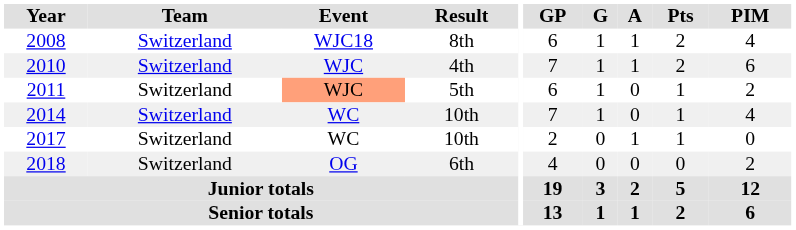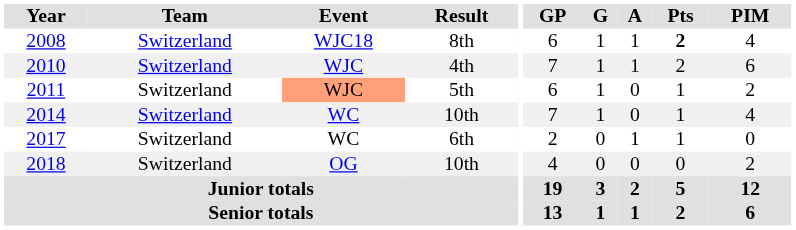(681, 40) normal -> (681, 40) bold
(461, 139) 10th -> (461, 139) 6th
(461, 163) 6th -> (461, 163) 10th
